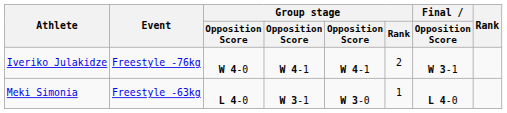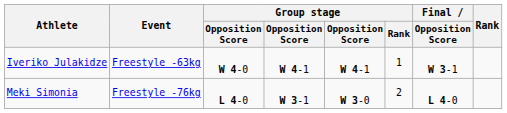(156, 62) Freestyle -76kg -> (156, 62) Freestyle -63kg
(399, 62) 2 -> (399, 62) 1
(156, 93) Freestyle -63kg -> (156, 93) Freestyle -76kg
(399, 93) 1 -> (399, 93) 2
